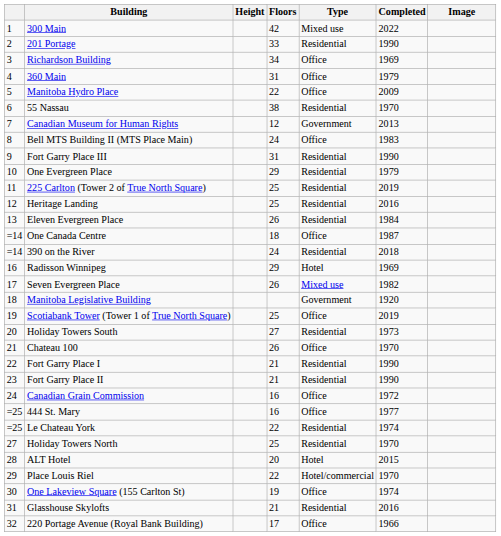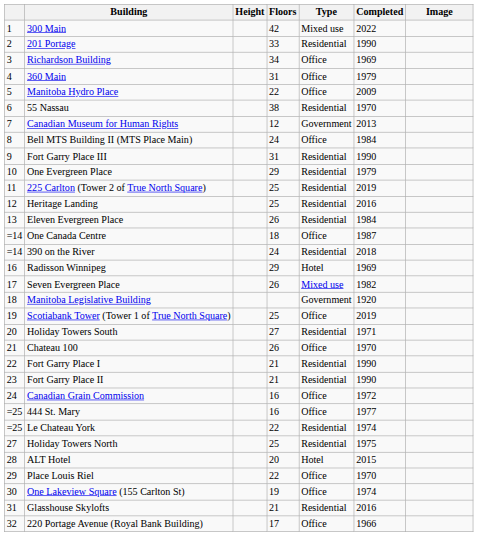(389, 140) 1983 -> (366, 140) 1984
(389, 332) 1973 -> (366, 332) 1971
(389, 444) 1970 -> (366, 444) 1975
(338, 476) Hotel/commercial -> (314, 476) Office
